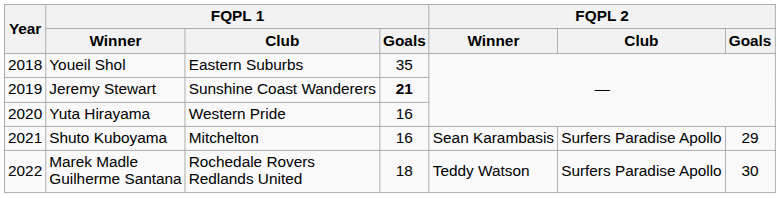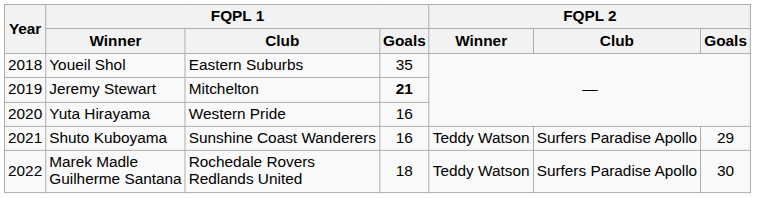(282, 89) Sunshine Coast Wanderers -> (224, 89) Mitchelton
(224, 138) Mitchelton -> (282, 138) Sunshine Coast Wanderers
(493, 138) Sean Karambasis -> (481, 138) Teddy Watson
